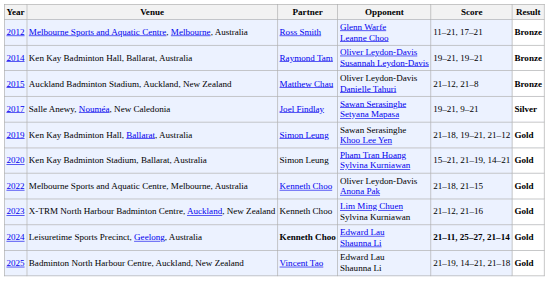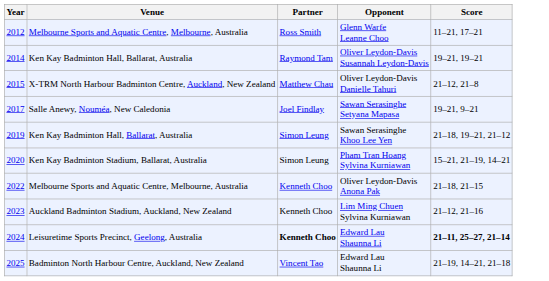- column: (528, 12)
(130, 84) Auckland Badminton Stadium, Auckland, New Zealand -> (152, 84) X-TRM North Harbour Badminton Centre, Auckland, New Zealand
(152, 212) X-TRM North Harbour Badminton Centre, Auckland, New Zealand -> (130, 212) Auckland Badminton Stadium, Auckland, New Zealand
